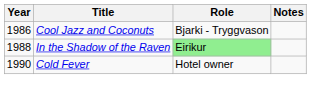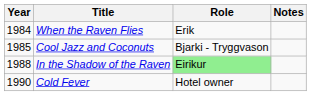+ row: (90, 30)
(19, 30) 1986 -> (19, 47) 1985
